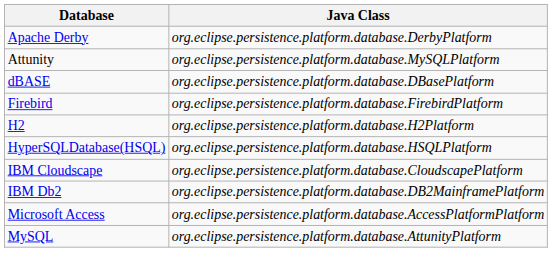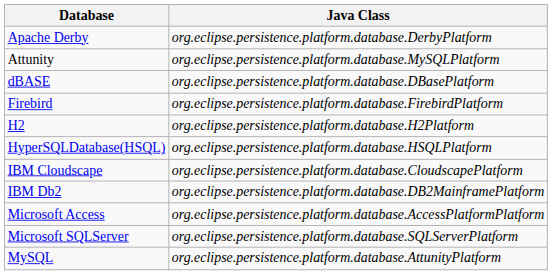+ row: (68, 236)
